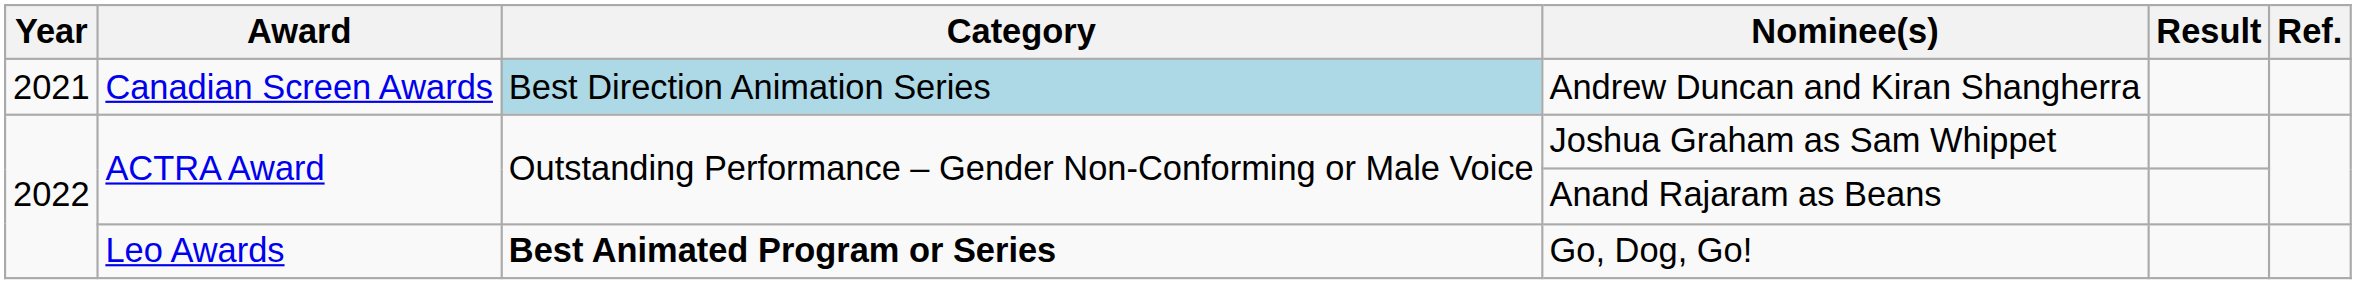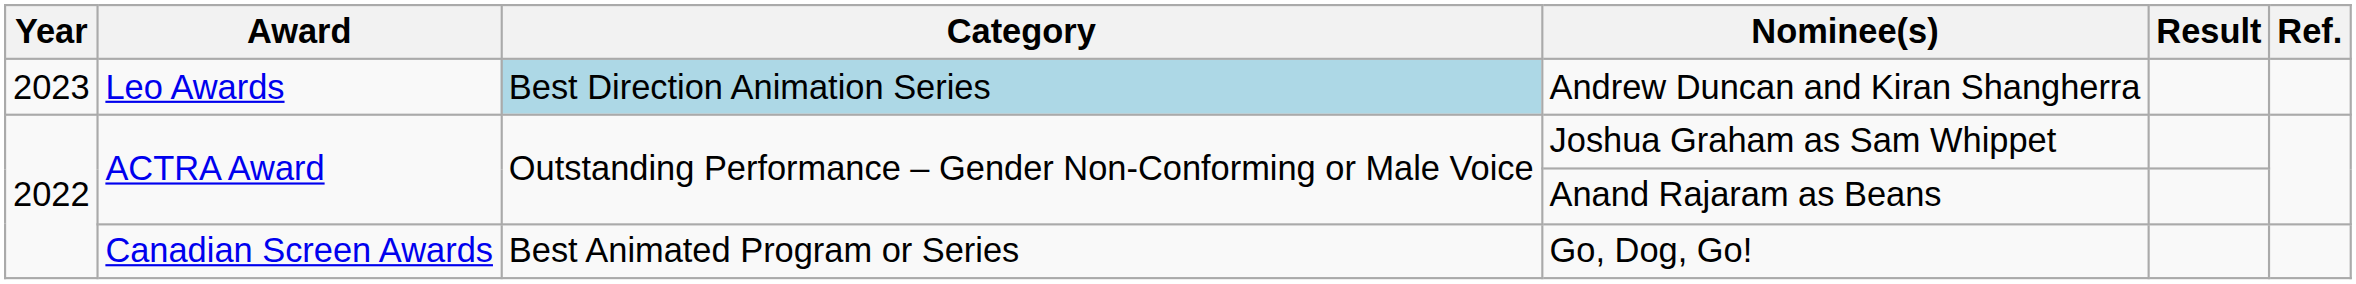(51, 86) 2021 -> (51, 86) 2023
(299, 86) Canadian Screen Awards -> (195, 86) Leo Awards
(195, 250) Leo Awards -> (299, 250) Canadian Screen Awards
(783, 250) bold -> (764, 250) normal
